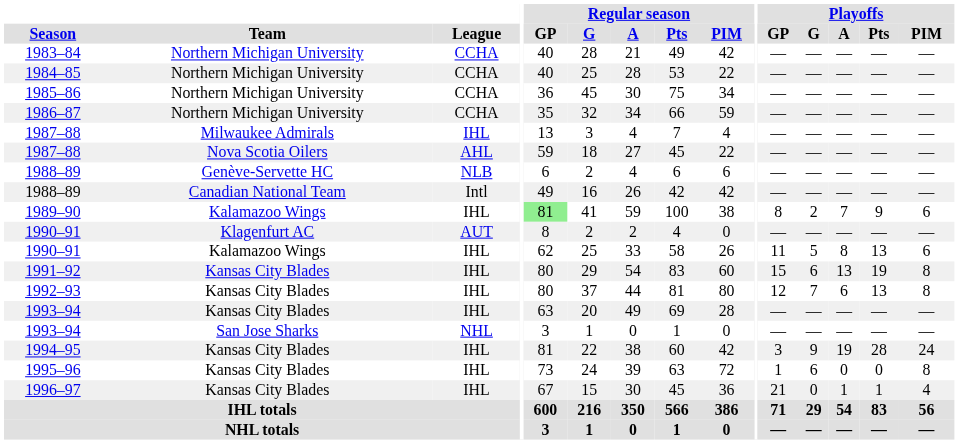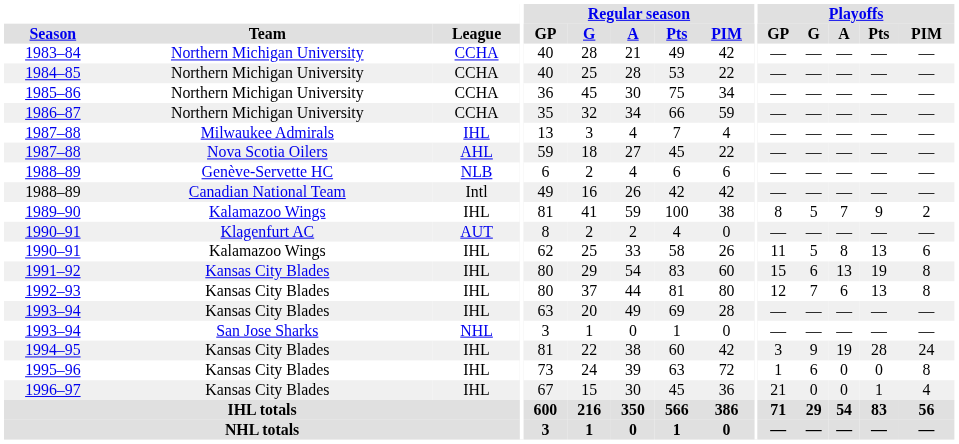(545, 211) lightgreen background -> (545, 211) no background
(814, 211) 2 -> (814, 211) 5
(926, 211) 6 -> (926, 211) 2
(844, 390) 1 -> (844, 390) 0
